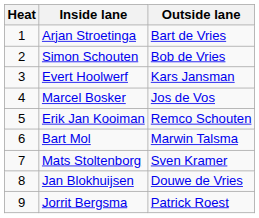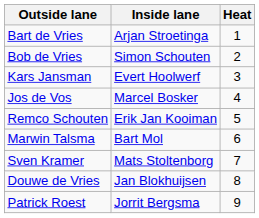columns swapped: (22, 14) <-> (201, 14)
